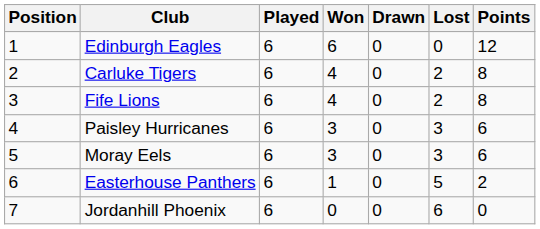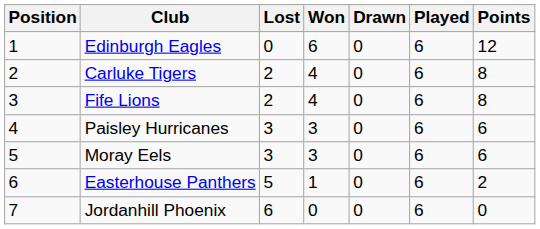columns swapped: (291, 18) <-> (451, 18)
